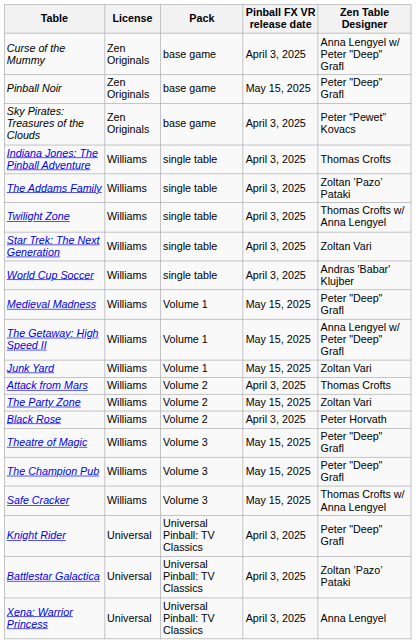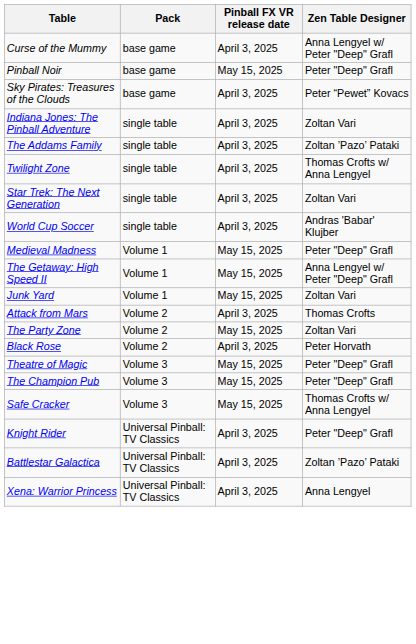- column: (133, 19)
(356, 159) Thomas Crofts -> (330, 123) Zoltan Vari
